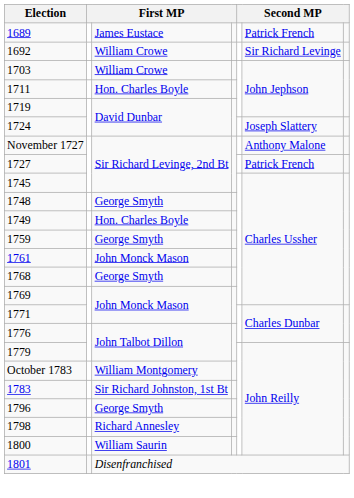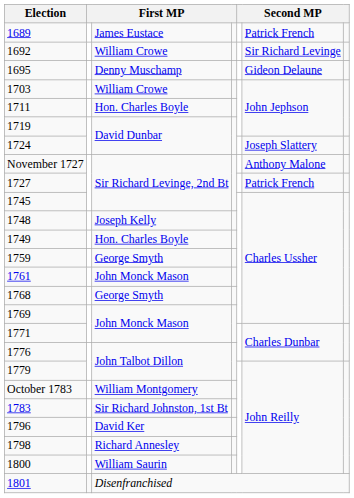+ row: (19, 70)
(129, 201) George Smyth -> (125, 220) Joseph Kelly
(129, 408) George Smyth -> (119, 426) David Ker
